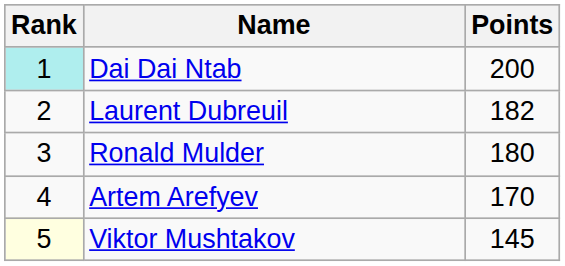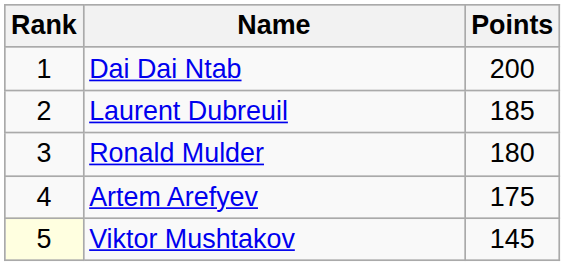(44, 68) paleturquoise background -> (44, 68) no background
(512, 111) 182 -> (512, 111) 185
(512, 196) 170 -> (512, 196) 175
